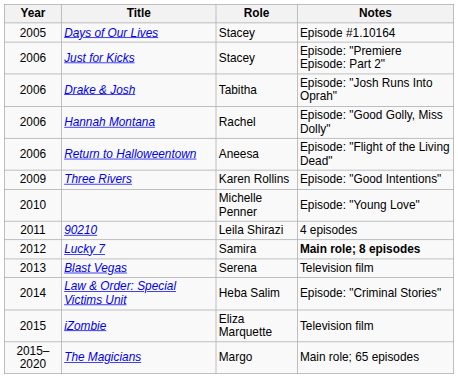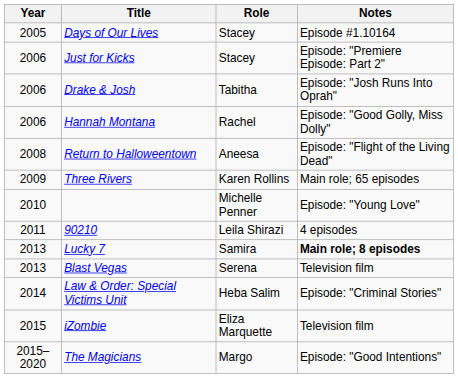(33, 154) 2006 -> (33, 154) 2008
(371, 179) Episode: "Good Intentions" -> (359, 179) Main role; 65 episodes
(33, 249) 2012 -> (33, 249) 2013
(359, 357) Main role; 65 episodes -> (371, 357) Episode: "Good Intentions"
